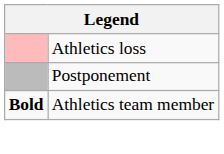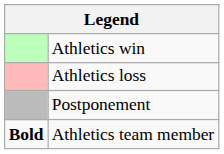+ row: (98, 47)
